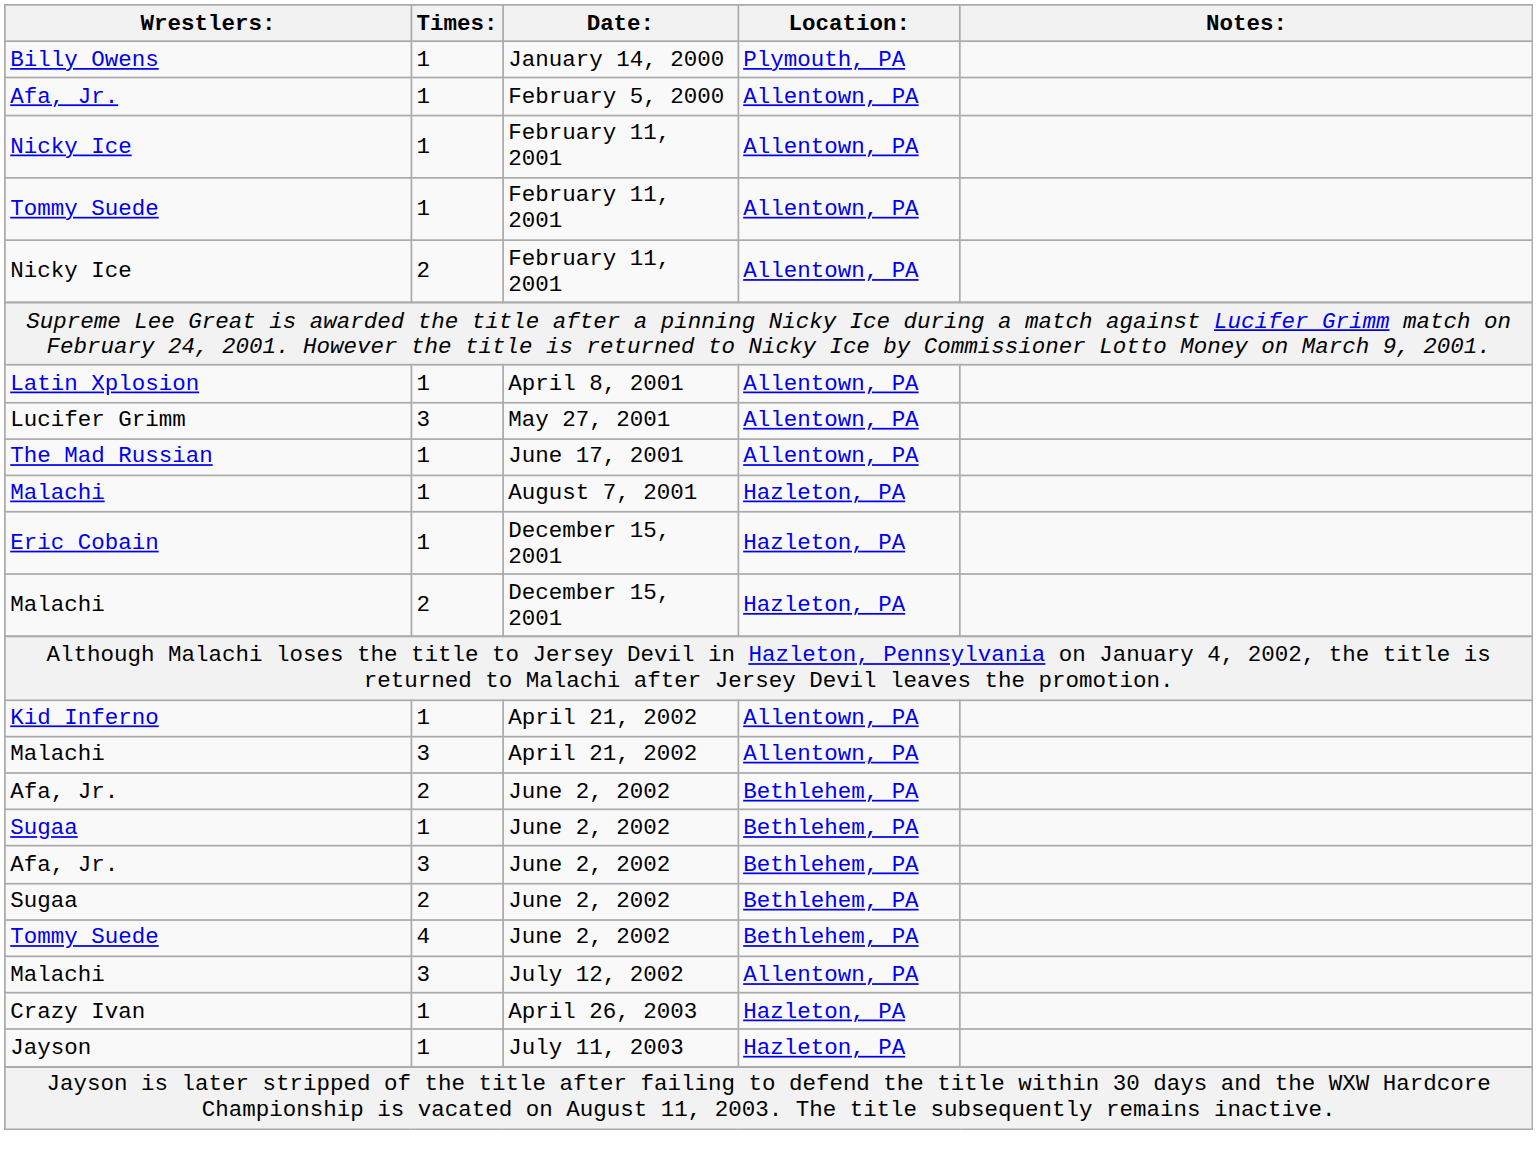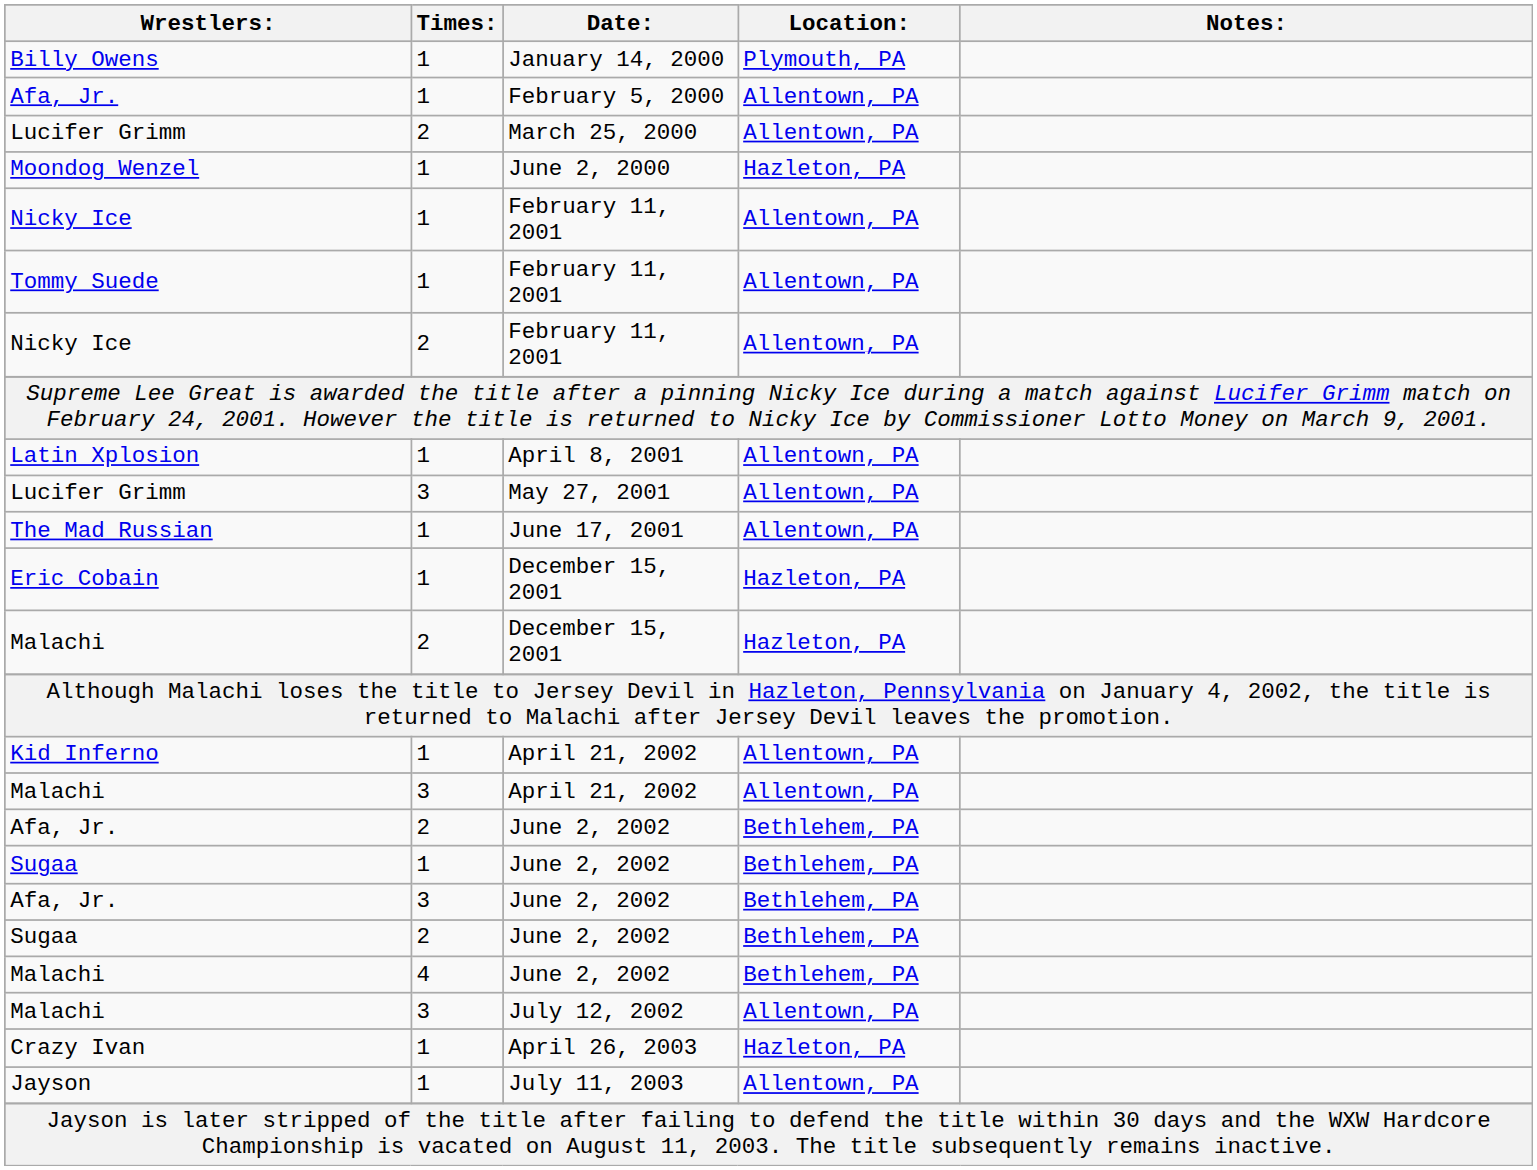+ row: (423, 133)
+ row: (423, 170)
- row: (423, 494)
(84, 938) Tommy Suede -> (57, 975) Malachi
(824, 1048) Hazleton, PA -> (831, 1085) Allentown, PA
